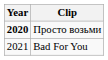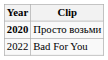(18, 47) 2021 -> (18, 47) 2022
